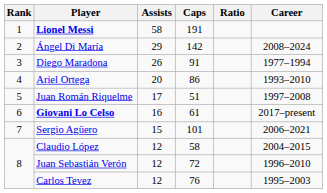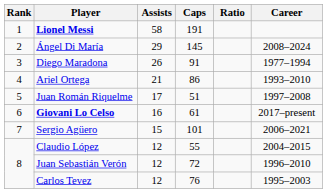(195, 46) 142 -> (195, 46) 145
(157, 79) 20 -> (157, 79) 21
(195, 146) 58 -> (195, 146) 55
